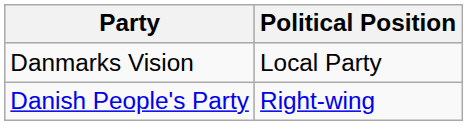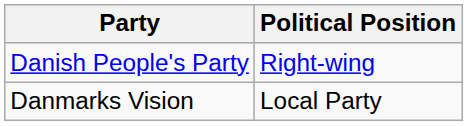rows swapped: (102, 62) <-> (130, 100)
